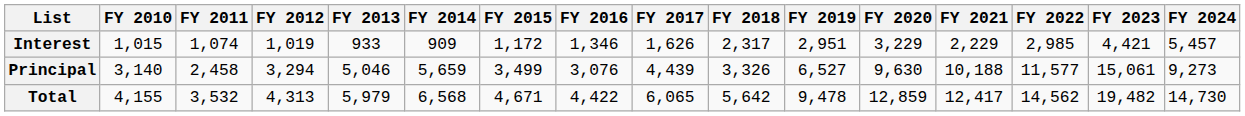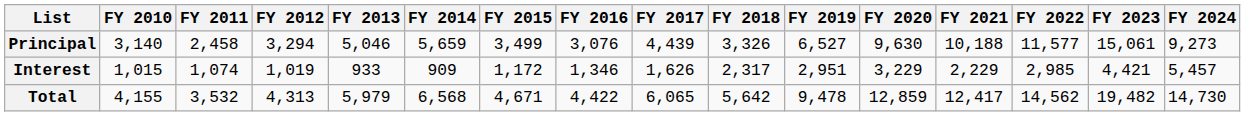rows swapped: (52, 71) <-> (52, 44)
